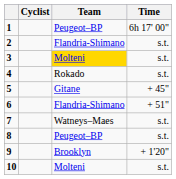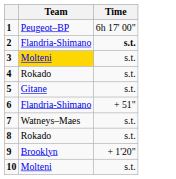- column: (35, 12)
(163, 43) normal -> (130, 43) bold
(158, 89) + 45" -> (130, 89) s.t.
(78, 136) Peugeot–BP -> (36, 136) Rokado
